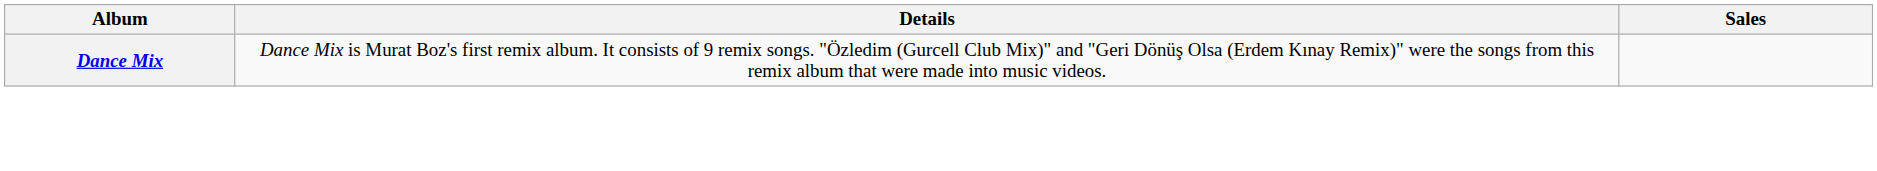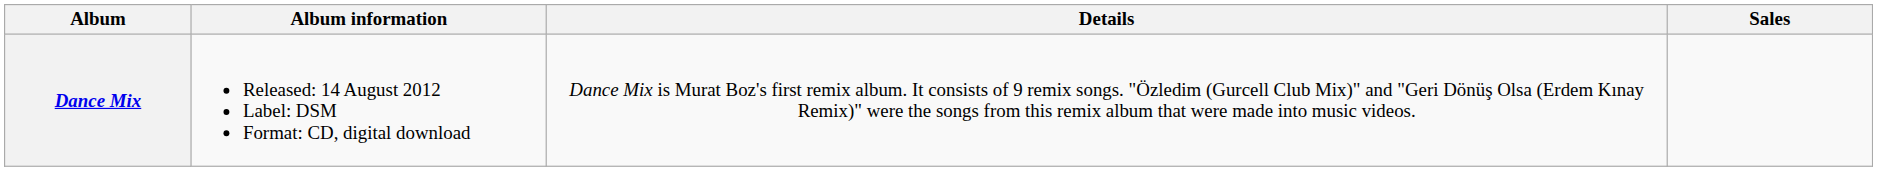+ column: (369, 19)
